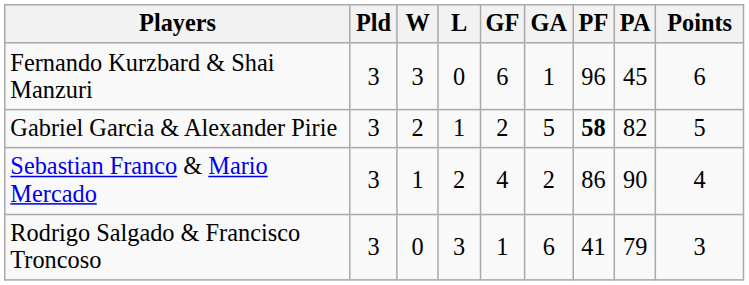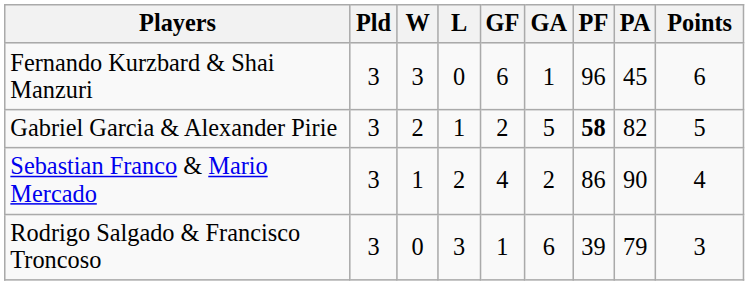(593, 246) 41 -> (593, 246) 39
